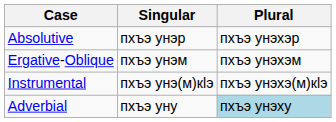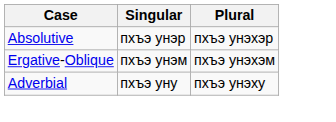- row: (47, 83)
(256, 106) lightblue background -> (230, 83) no background
